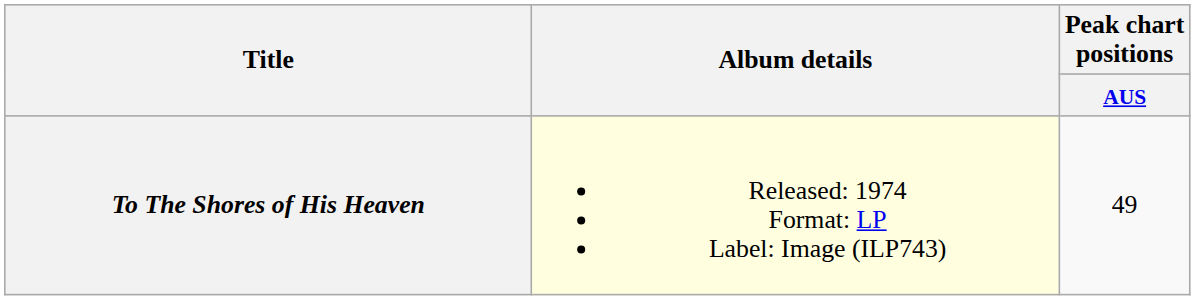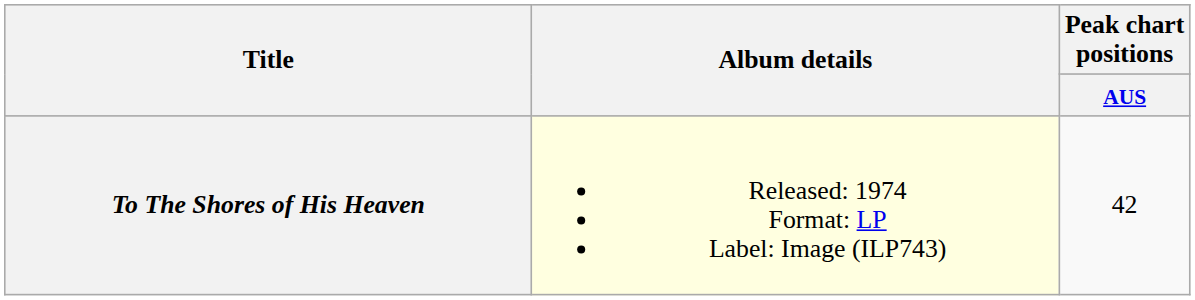(1125, 204) 49 -> (1125, 204) 42
